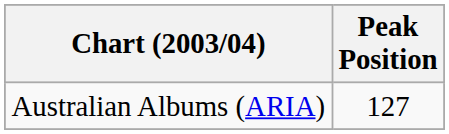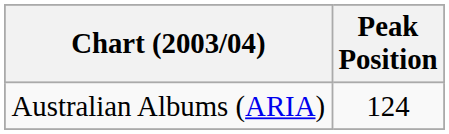(388, 105) 127 -> (388, 105) 124
